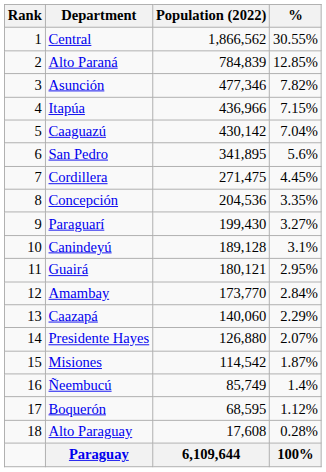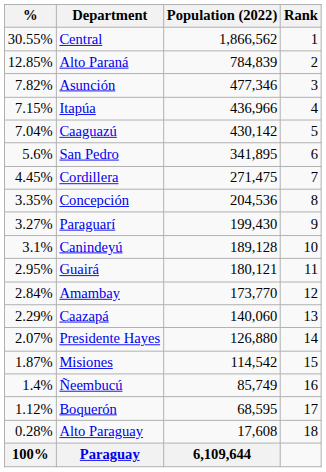columns swapped: (25, 16) <-> (295, 16)
